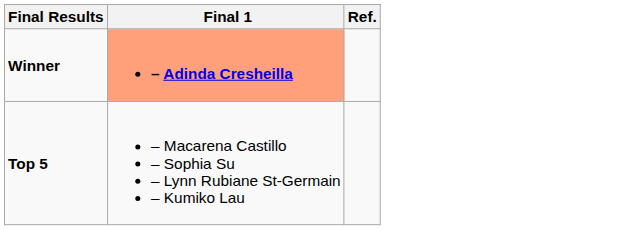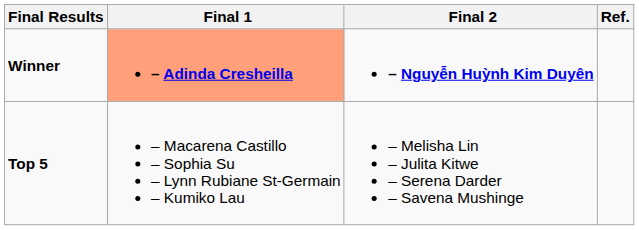+ column: (471, 17)
